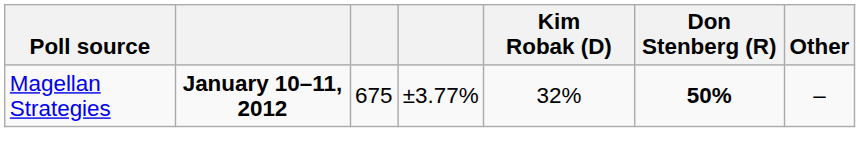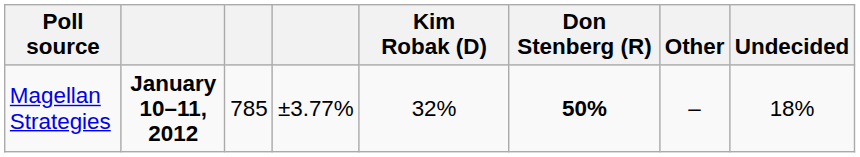+ column: (792, 47)
(374, 95) 675 -> (249, 108) 785
